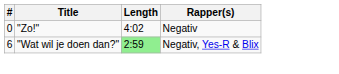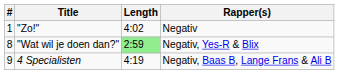(10, 28) 0 -> (10, 28) 1
(10, 45) 6 -> (10, 45) 8
+ row: (49, 61)
